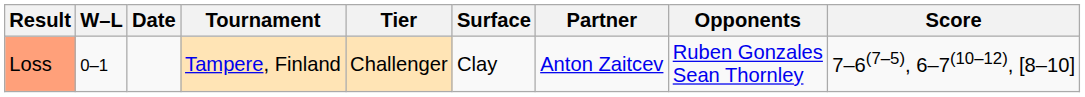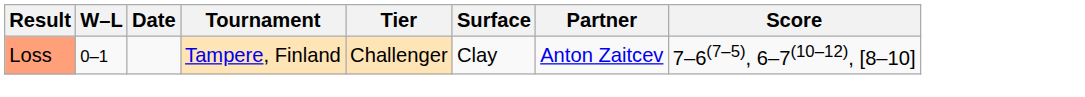- column: (748, 20)
